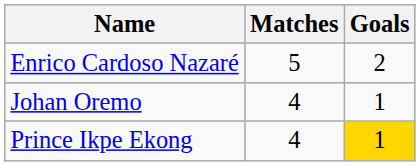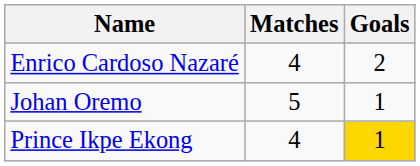(294, 62) 5 -> (294, 62) 4
(294, 101) 4 -> (294, 101) 5
